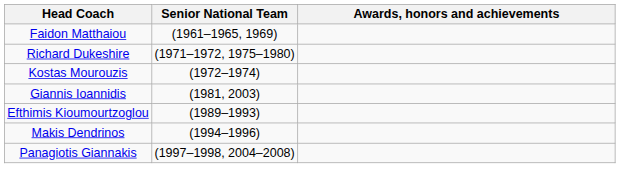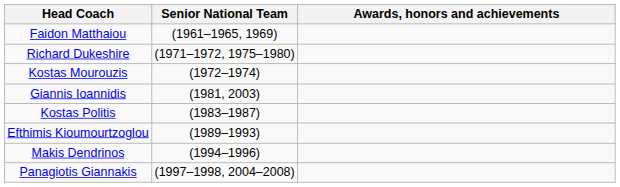+ row: (78, 113)
